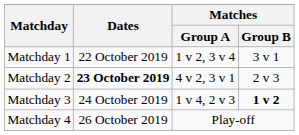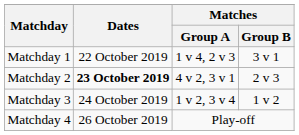(205, 57) 1 v 2, 3 v 4 -> (205, 57) 1 v 4, 2 v 3
(205, 99) 1 v 4, 2 v 3 -> (205, 99) 1 v 2, 3 v 4
(266, 99) bold -> (266, 99) normal
